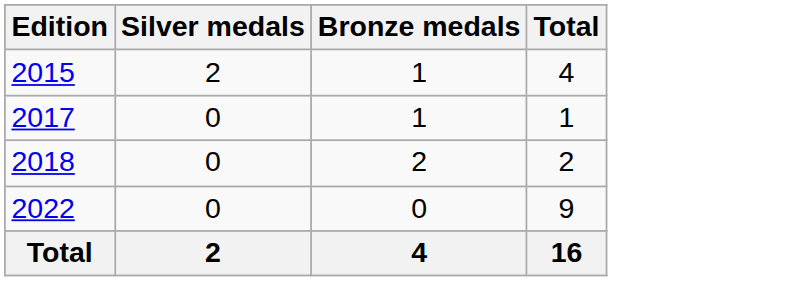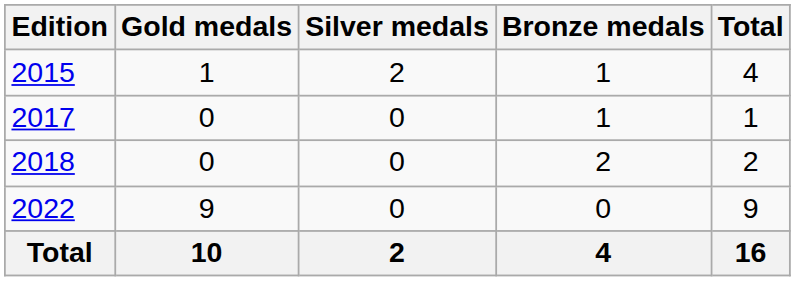+ column: (207, 27)
